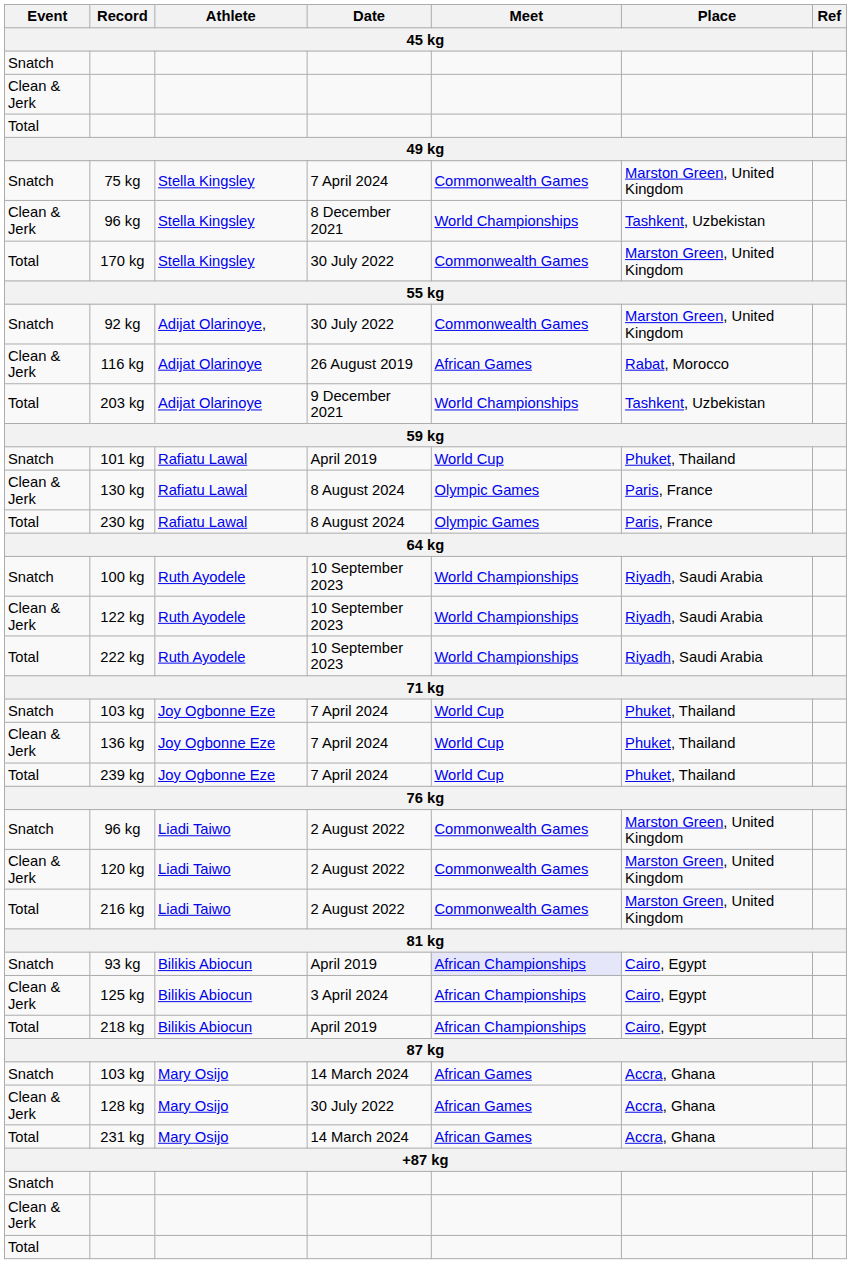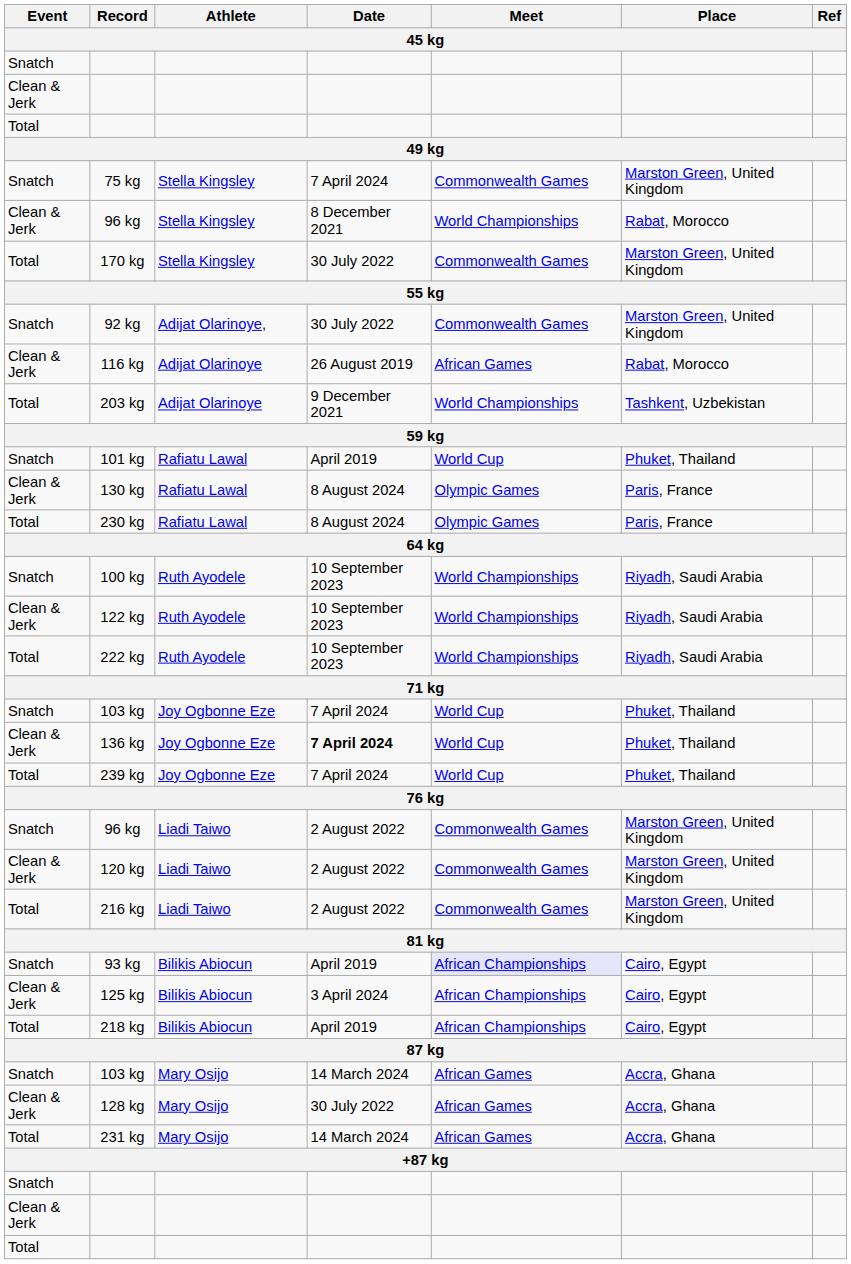(695, 221) Tashkent, Uzbekistan -> (677, 221) Rabat, Morocco
(349, 743) normal -> (352, 743) bold
